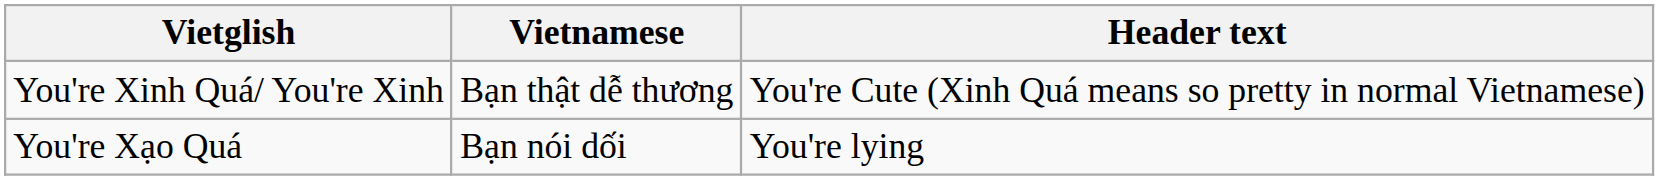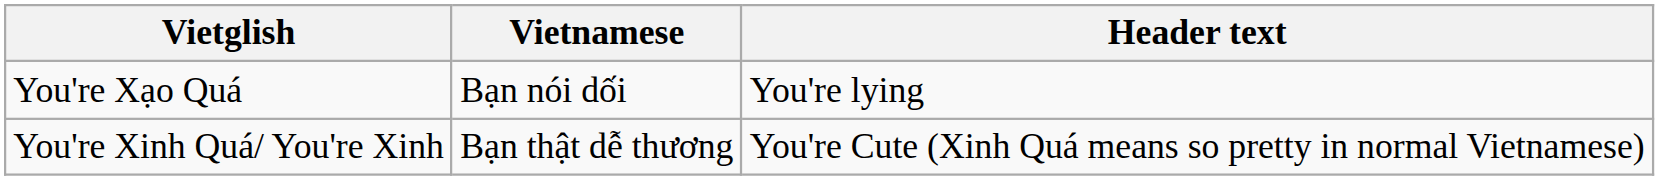rows swapped: (229, 89) <-> (128, 145)
